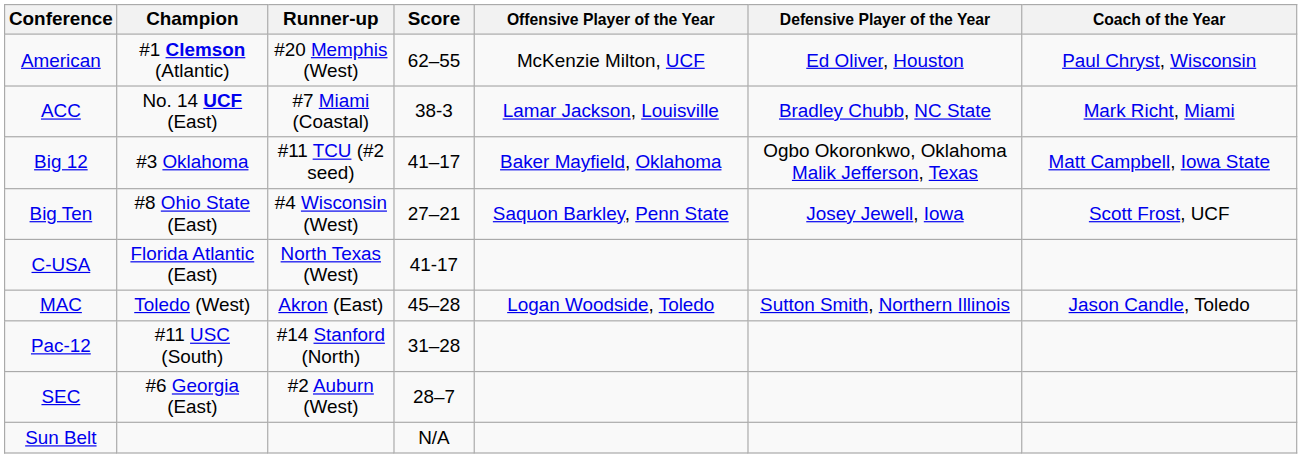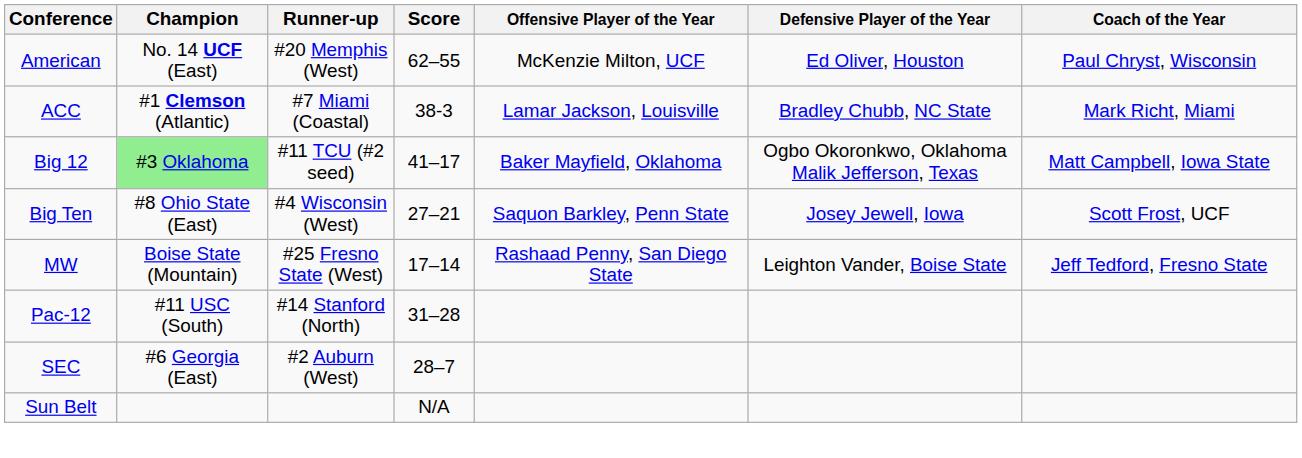(192, 60) #1 Clemson (Atlantic) -> (192, 60) No. 14 UCF (East)
(192, 111) No. 14 UCF (East) -> (192, 111) #1 Clemson (Atlantic)
(192, 162) no background -> (192, 162) lightgreen background
- row: (61, 264)
- row: (61, 305)
+ row: (61, 264)
